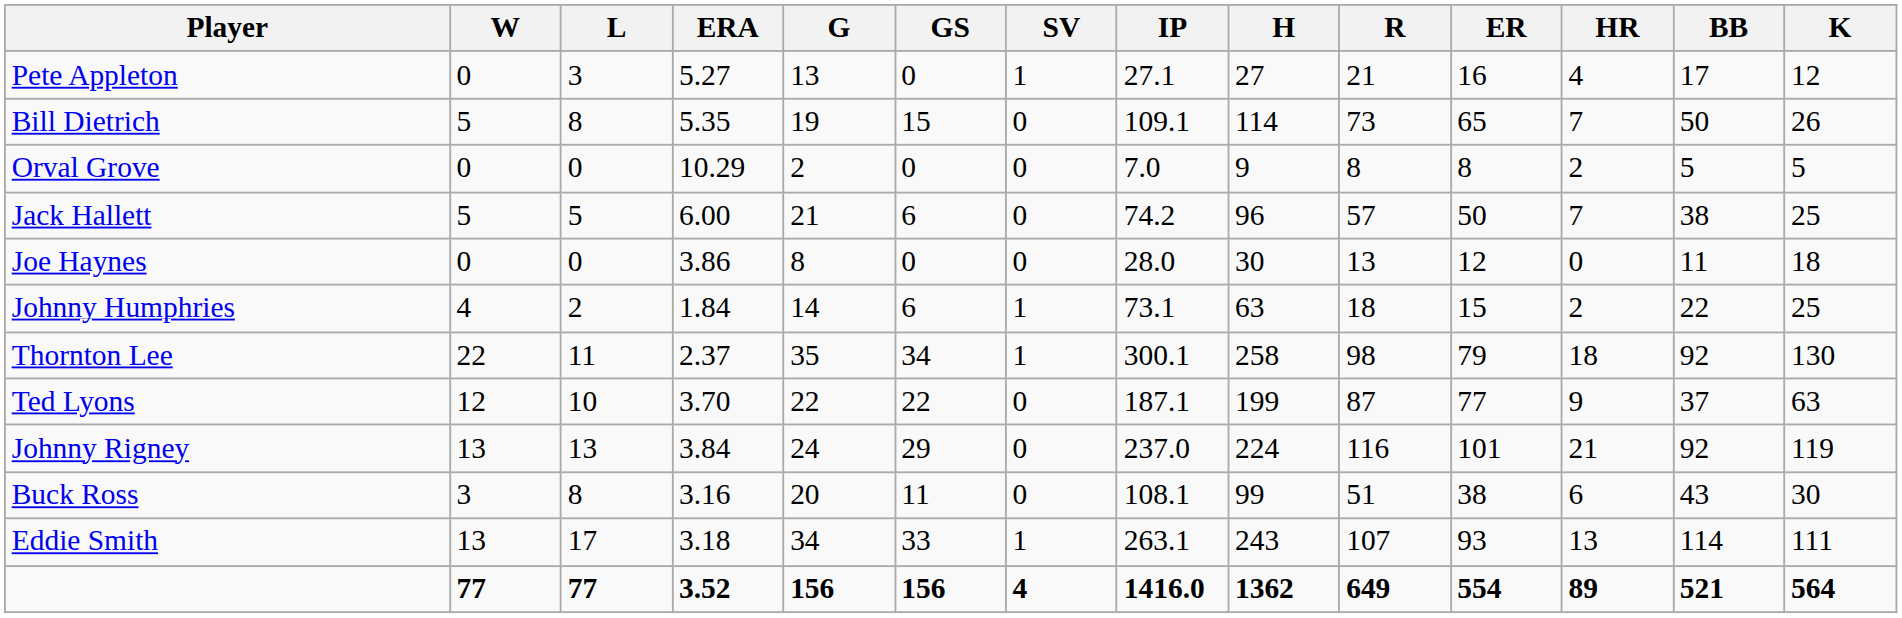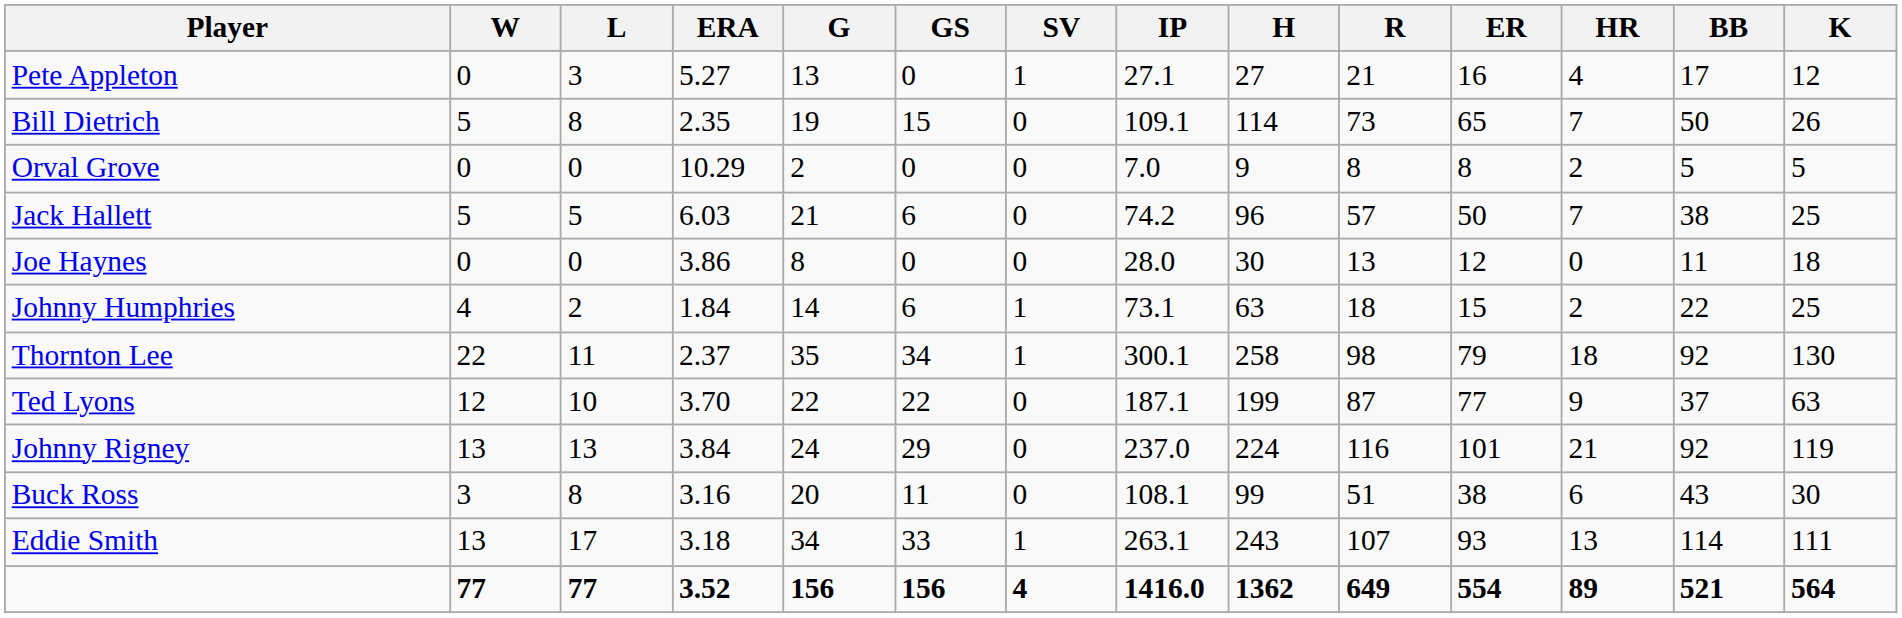(705, 121) 5.35 -> (705, 121) 2.35
(705, 214) 6.00 -> (705, 214) 6.03
